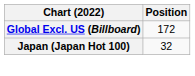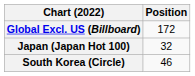+ row: (74, 63)
